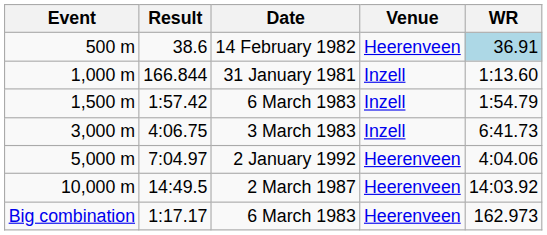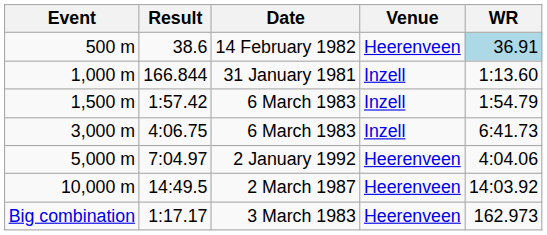(301, 131) 3 March 1983 -> (301, 131) 6 March 1983
(301, 215) 6 March 1983 -> (301, 215) 3 March 1983
